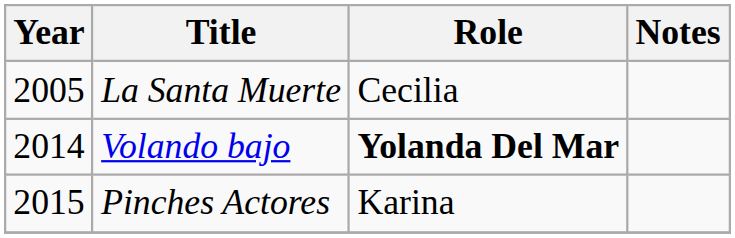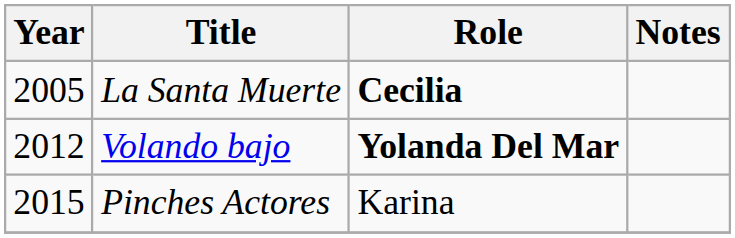(408, 89) normal -> (410, 89) bold
(49, 145) 2014 -> (49, 145) 2012
